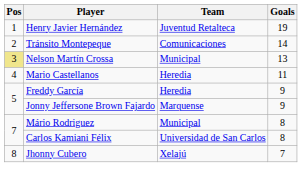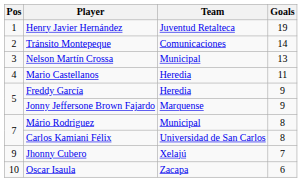(14, 59) khaki background -> (14, 59) no background
(14, 153) 8 -> (14, 153) 9
+ row: (51, 169)
